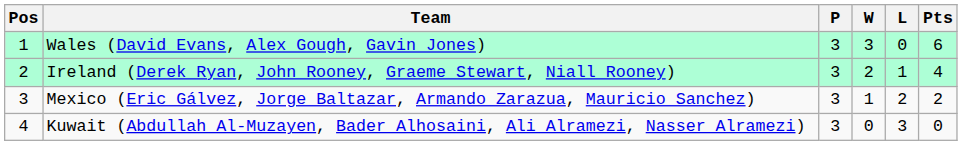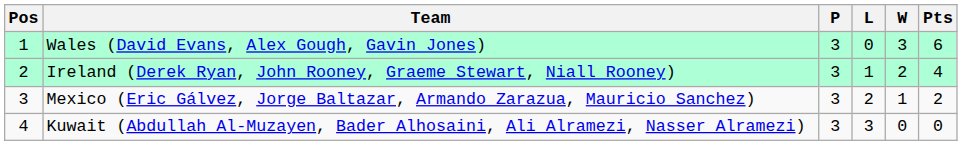columns swapped: (869, 18) <-> (902, 18)
